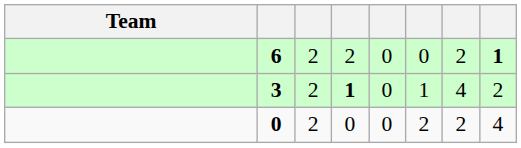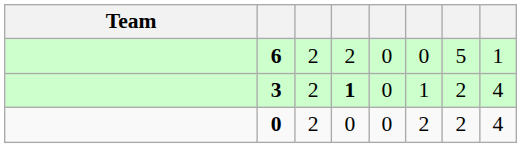(461, 55) 2 -> (461, 55) 5
(498, 55) bold -> (498, 55) normal
(461, 90) 4 -> (461, 90) 2
(498, 90) 2 -> (498, 90) 4
